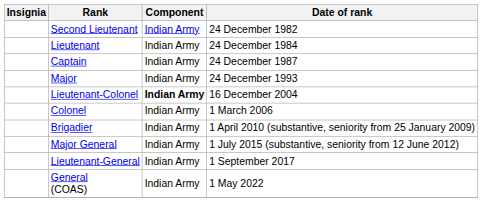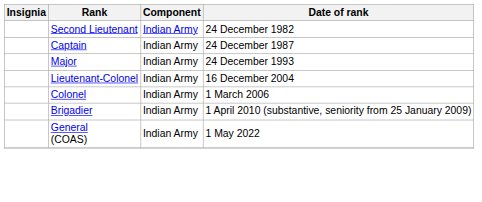- row: (75, 45)
(175, 95) bold -> (170, 78) normal
- row: (84, 144)
- row: (95, 161)
